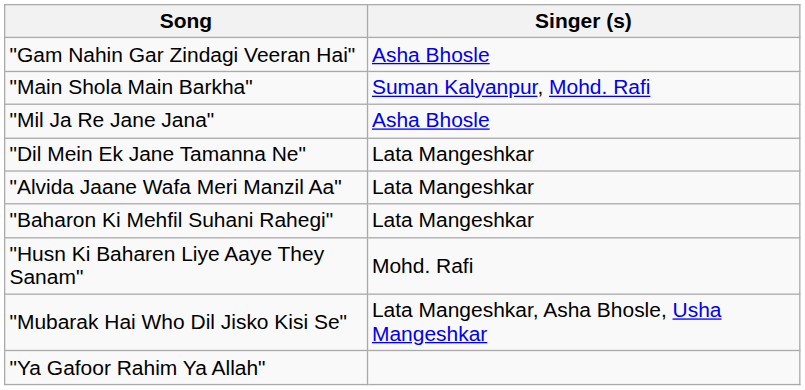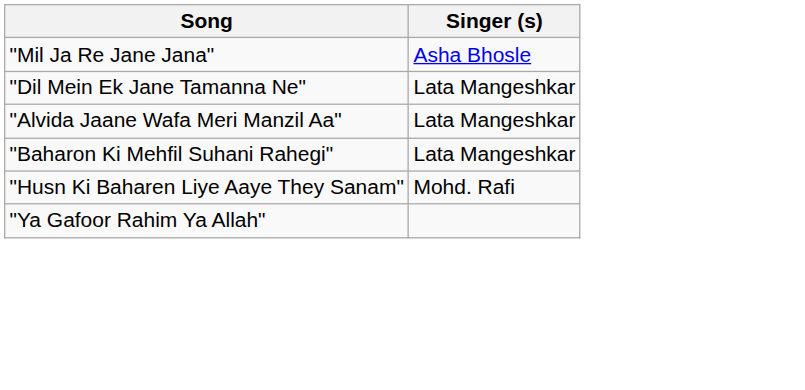- row: (182, 54)
- row: (131, 87)
- row: (178, 322)
